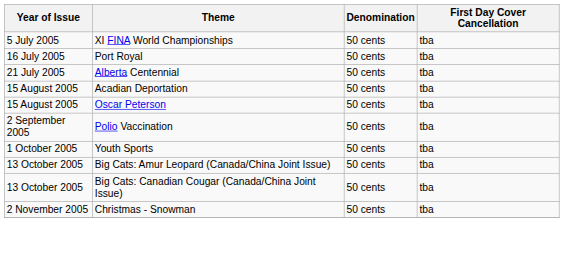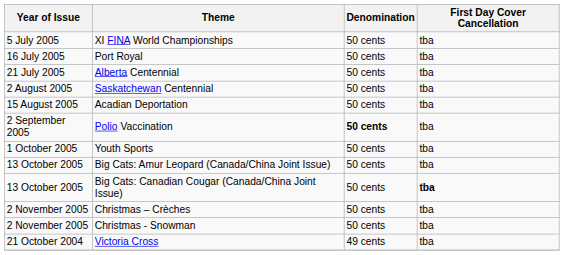+ row: (154, 89)
- row: (130, 105)
(366, 127) normal -> (367, 127) bold
(427, 187) normal -> (427, 187) bold
+ row: (143, 209)
+ row: (127, 242)
